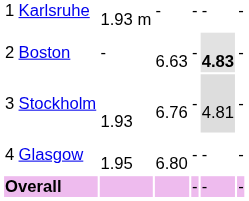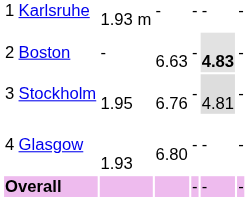(117, 122) 1.93 -> (117, 103) 1.95
(117, 163) 1.95 -> (117, 163) 1.93
